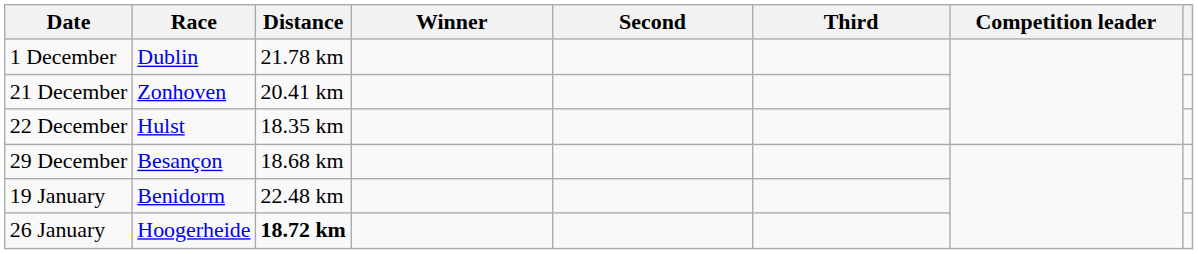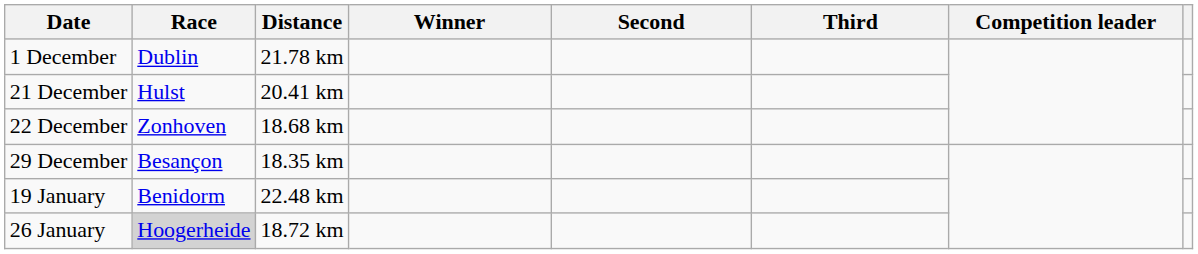(182, 91) Zonhoven -> (161, 91) Hulst
(161, 126) Hulst -> (182, 126) Zonhoven
(302, 126) 18.35 km -> (302, 126) 18.68 km
(302, 160) 18.68 km -> (302, 160) 18.35 km
(194, 230) no background -> (194, 230) lightgrey background
(303, 230) bold -> (302, 230) normal
